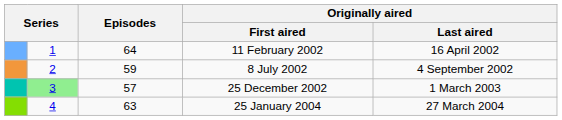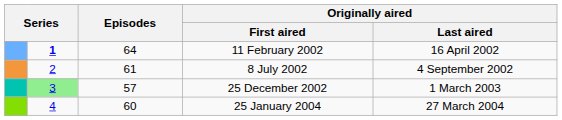(53, 50) normal -> (53, 50) bold
(130, 69) 59 -> (130, 69) 61
(130, 106) 63 -> (130, 106) 60
